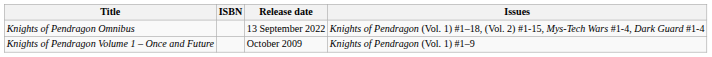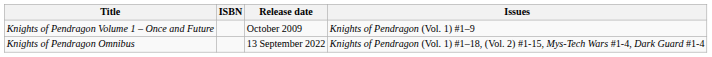rows swapped: (110, 44) <-> (71, 28)
